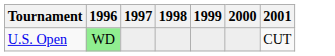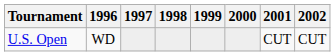+ column: (312, 16)
(103, 39) lightgreen background -> (103, 39) no background
